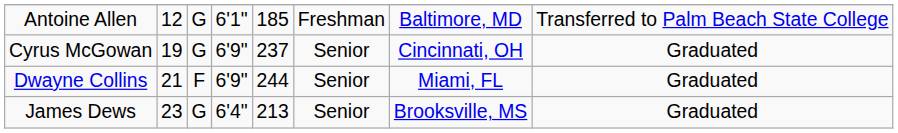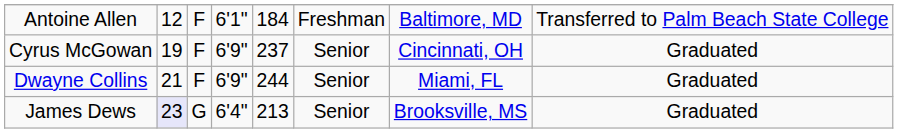(199, 19) G -> (199, 19) F
(273, 19) 185 -> (273, 19) 184
(199, 50) G -> (199, 50) F
(172, 111) no background -> (172, 111) lavender background
